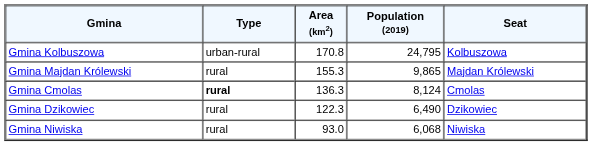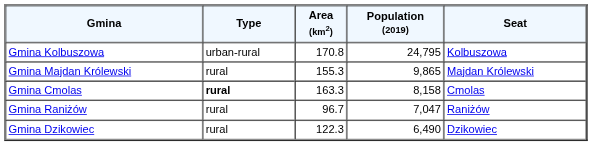(330, 90) 136.3 -> (330, 90) 163.3
(427, 90) 8,124 -> (427, 90) 8,158
+ row: (48, 110)
- row: (46, 129)
